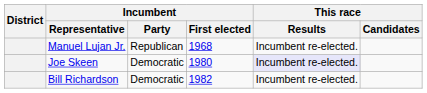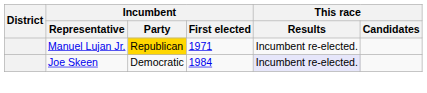(157, 46) no background -> (157, 46) gold background
(200, 46) 1968 -> (200, 46) 1971
(200, 63) 1980 -> (200, 63) 1984
- row: (83, 79)
